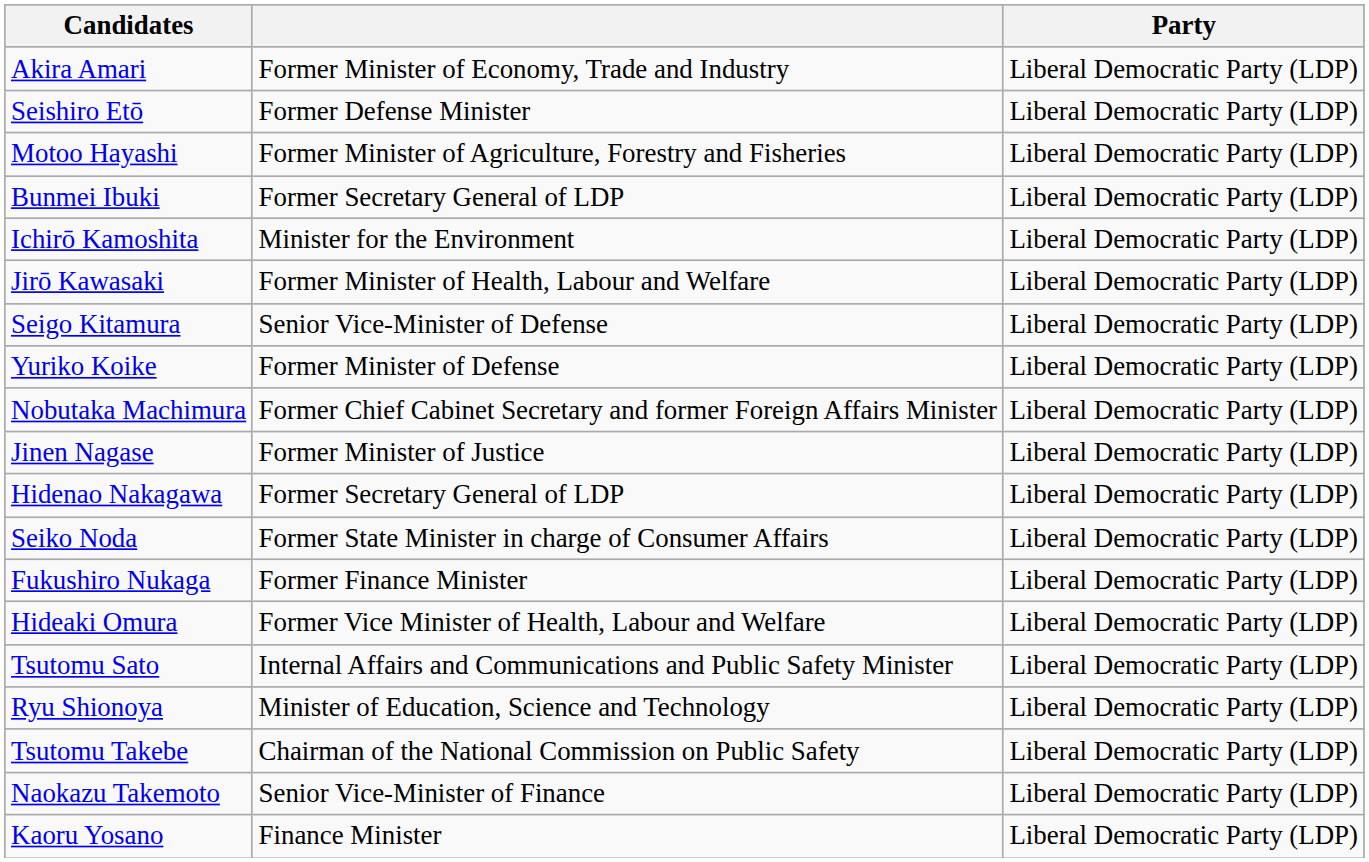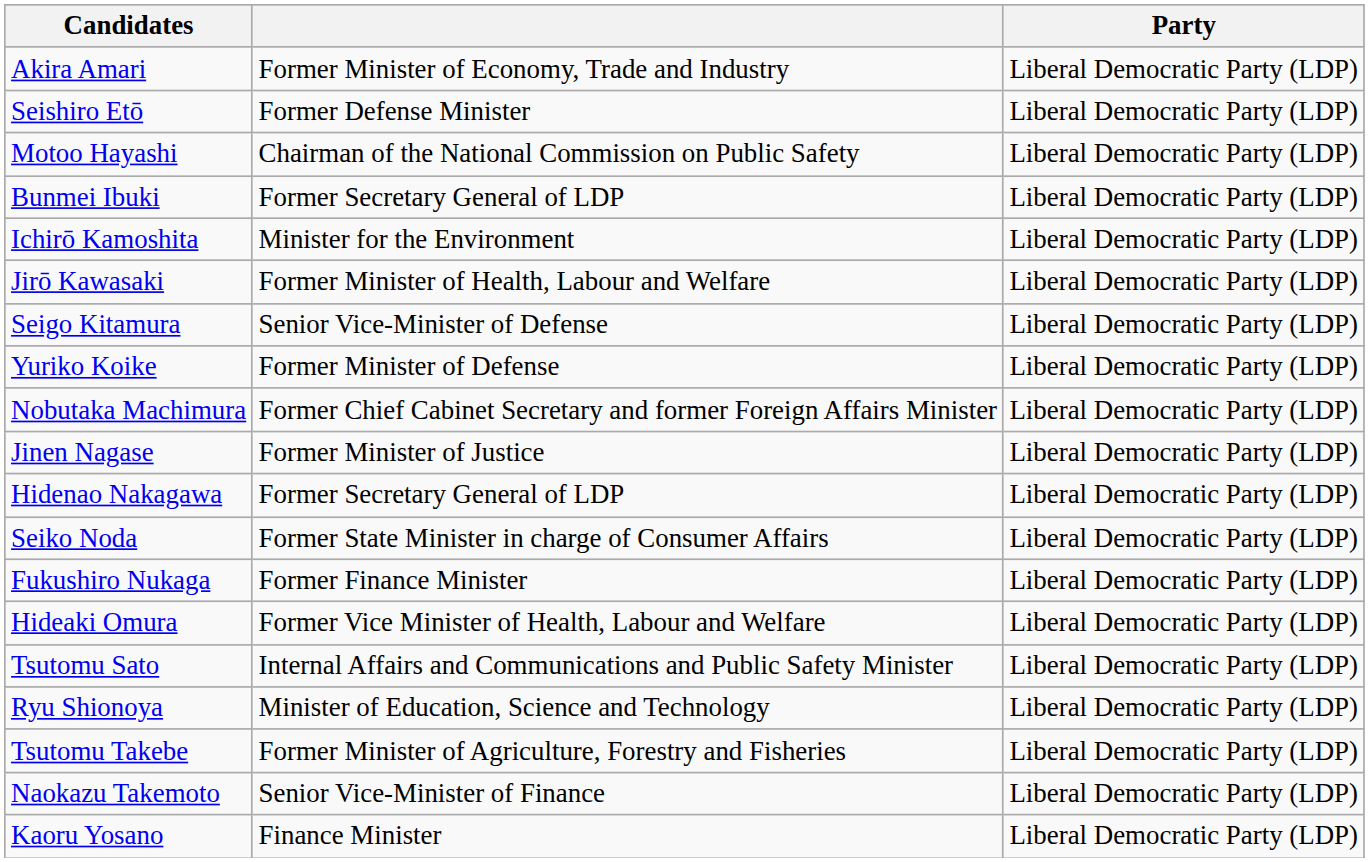(552, 153) Former Minister of Agriculture, Forestry and Fisheries -> (559, 153) Chairman of the National Commission on Public Safety
(559, 750) Chairman of the National Commission on Public Safety -> (552, 750) Former Minister of Agriculture, Forestry and Fisheries
